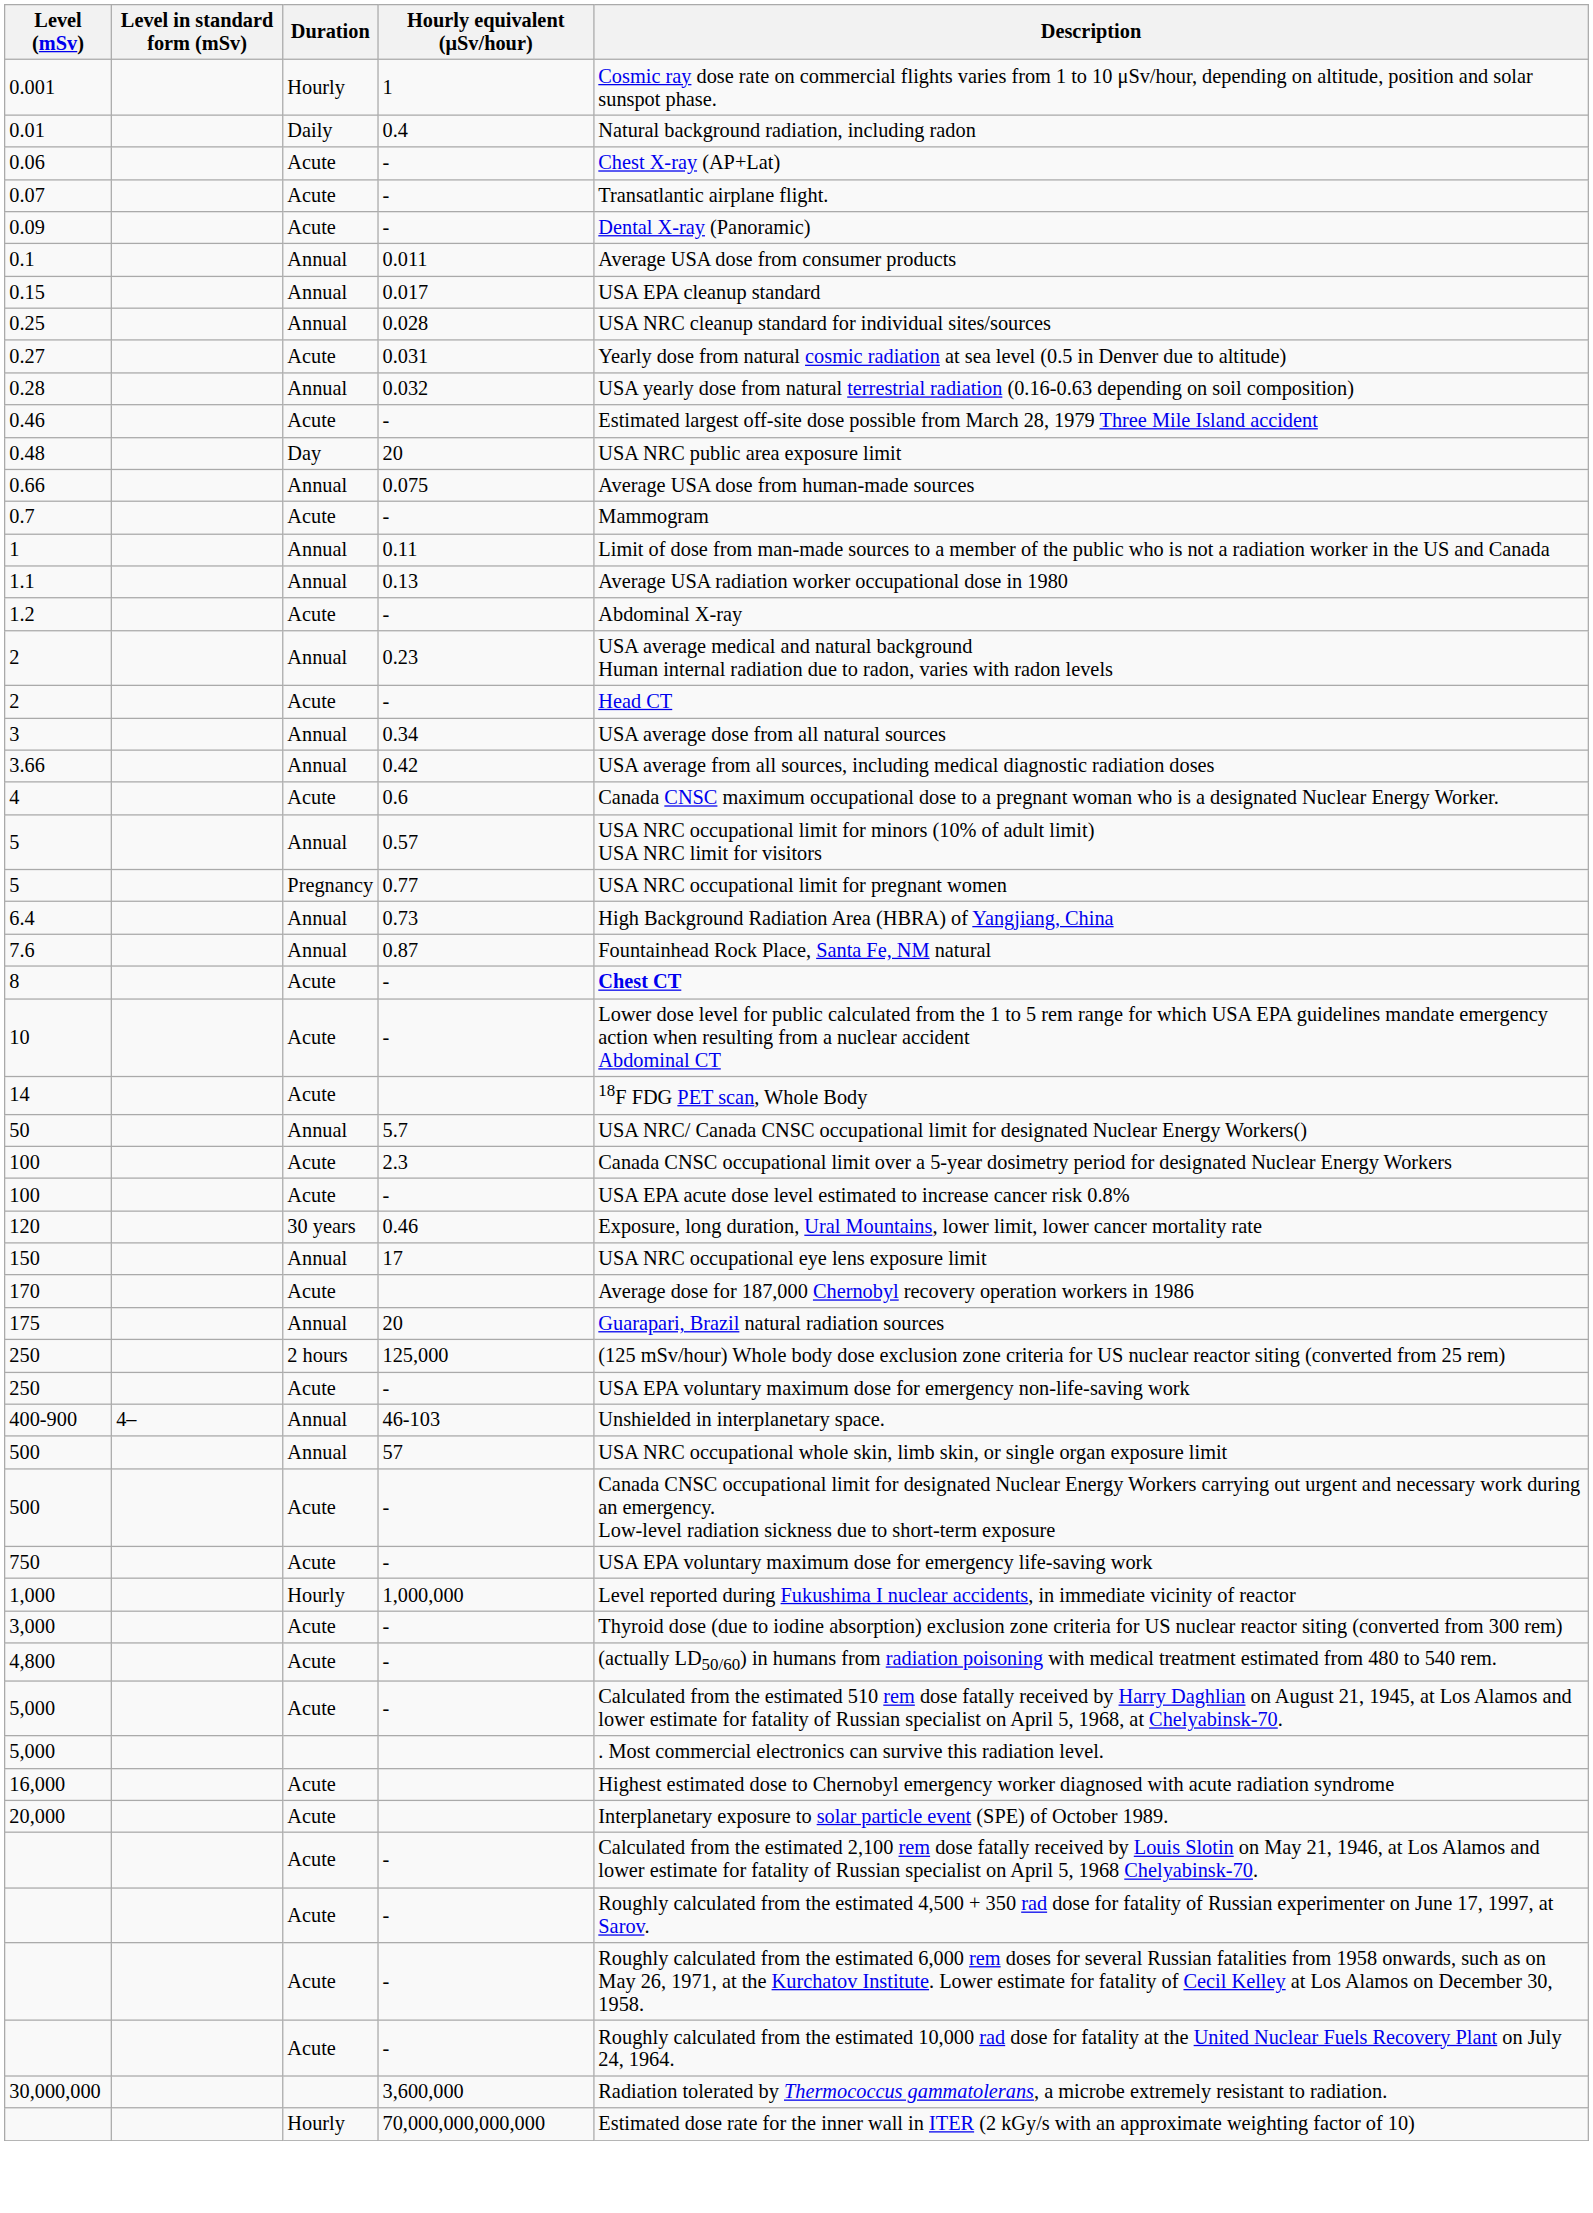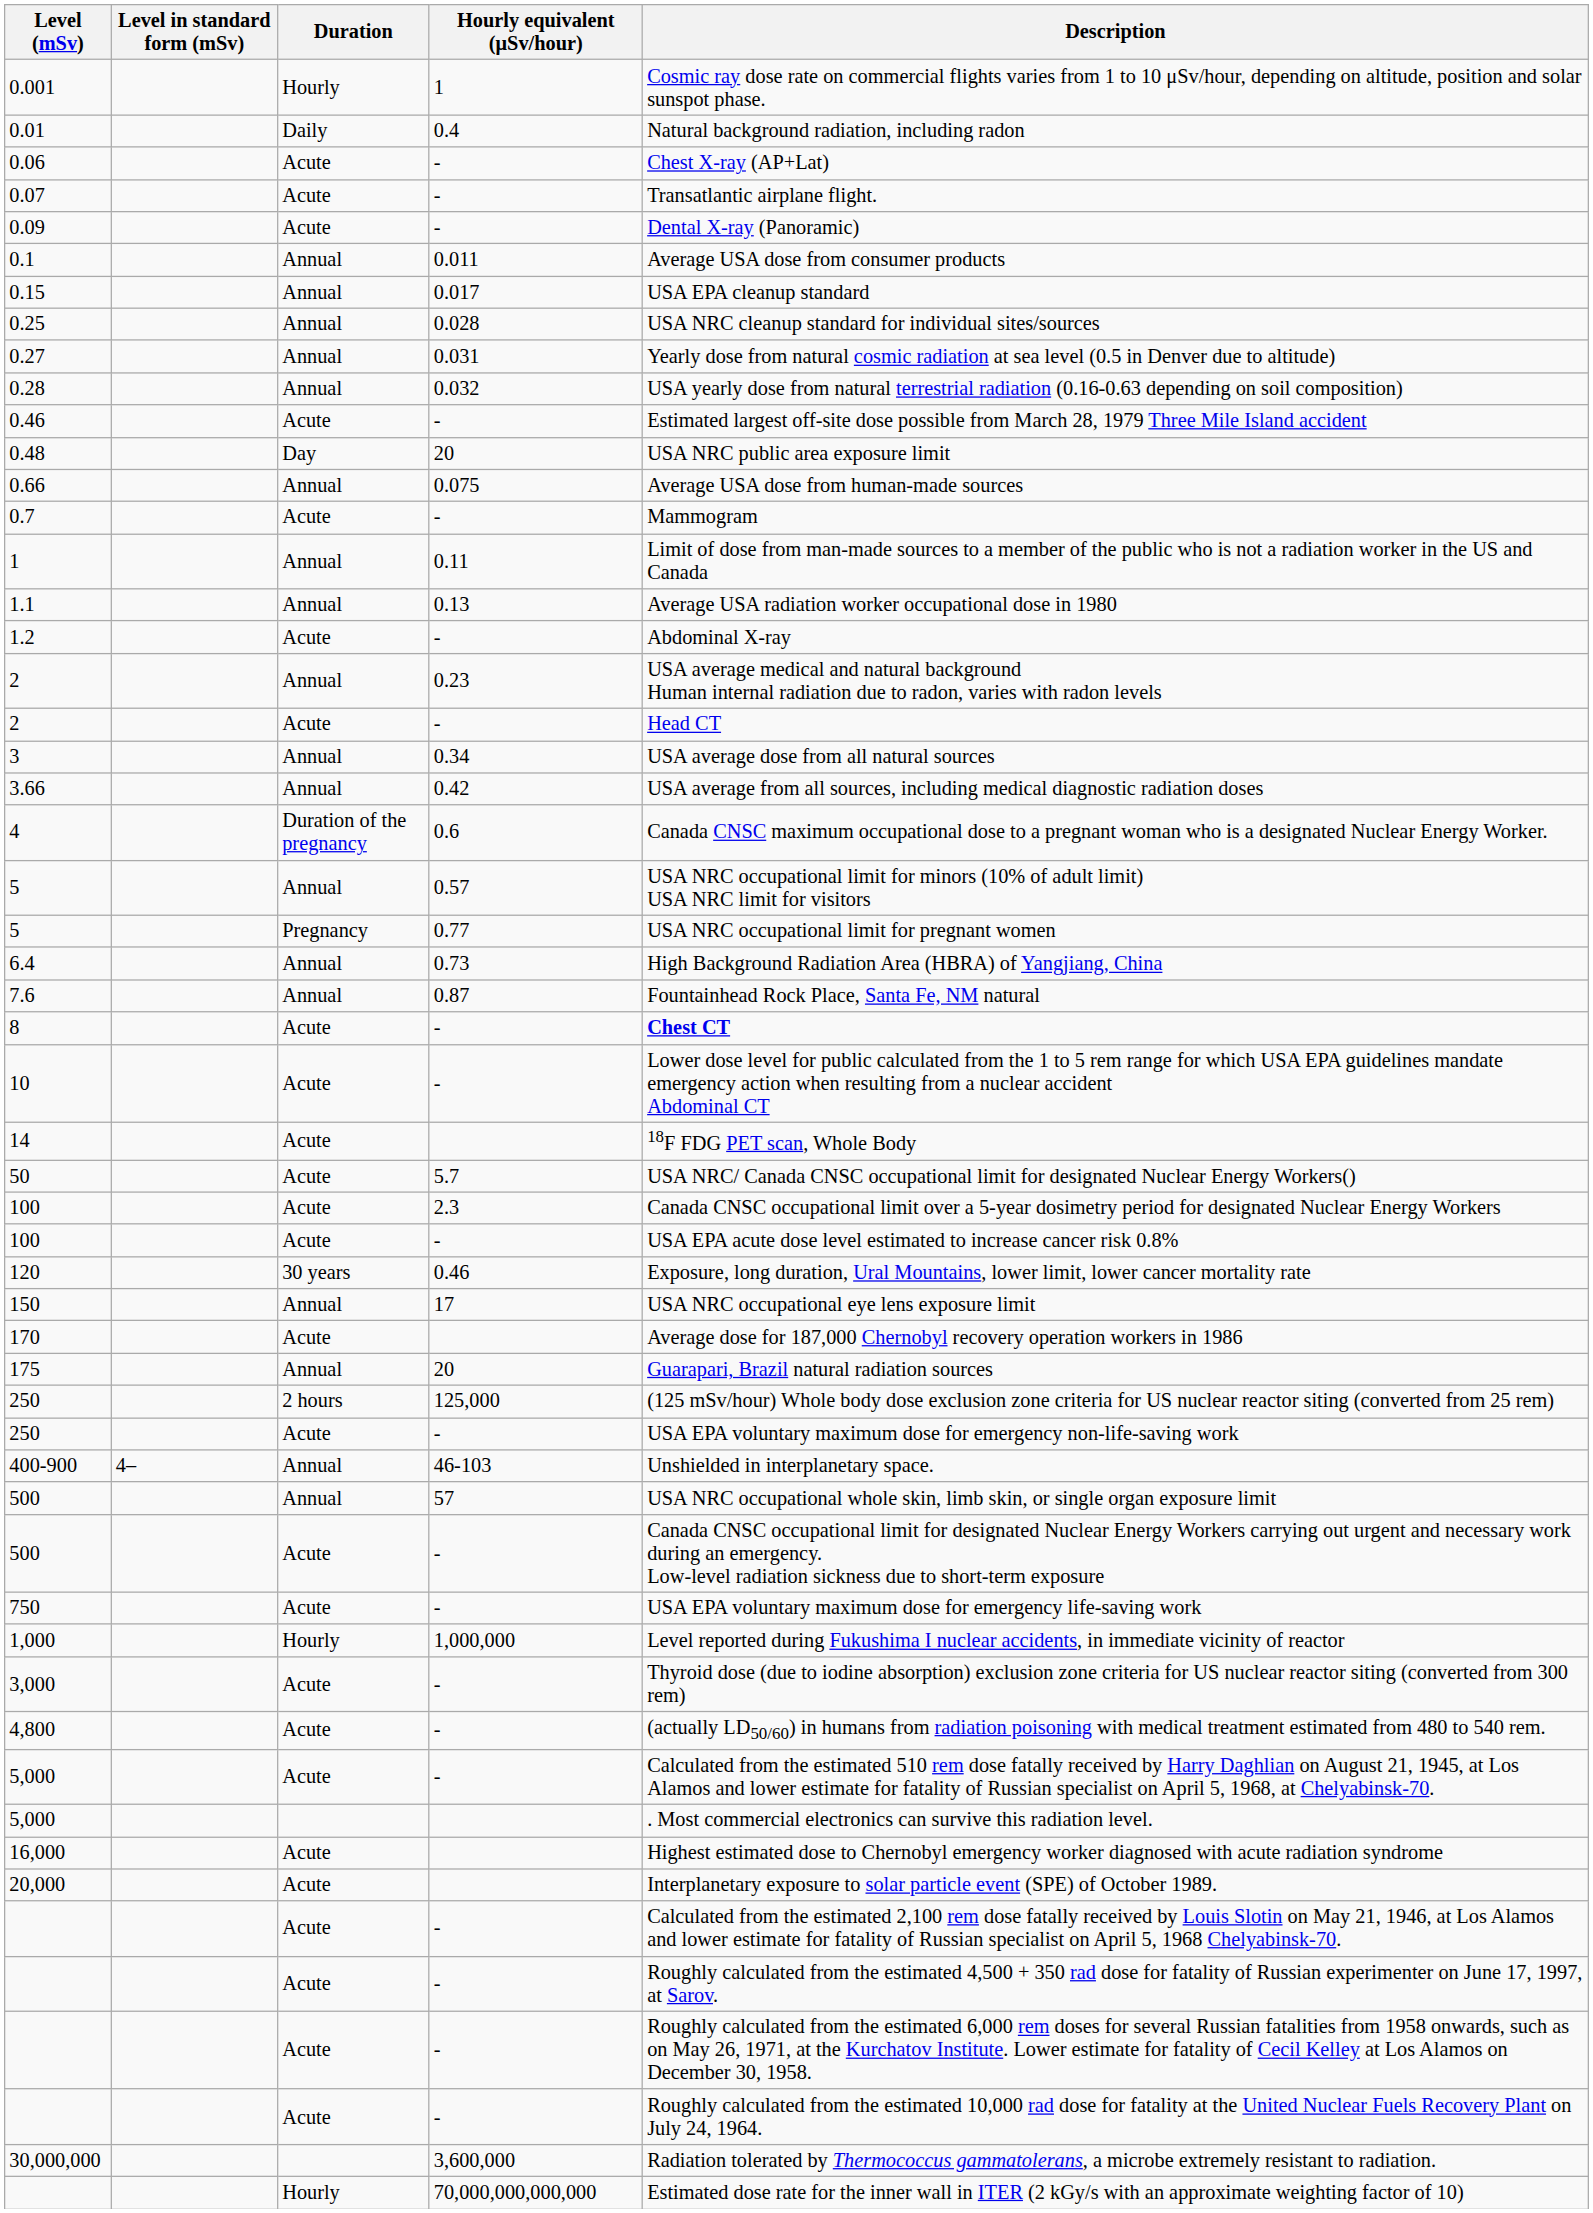(312, 356) Acute -> (312, 356) Annual
(312, 798) Acute -> (344, 832) Duration of the pregnancy
(317, 1130) Annual -> (306, 1175) Acute
